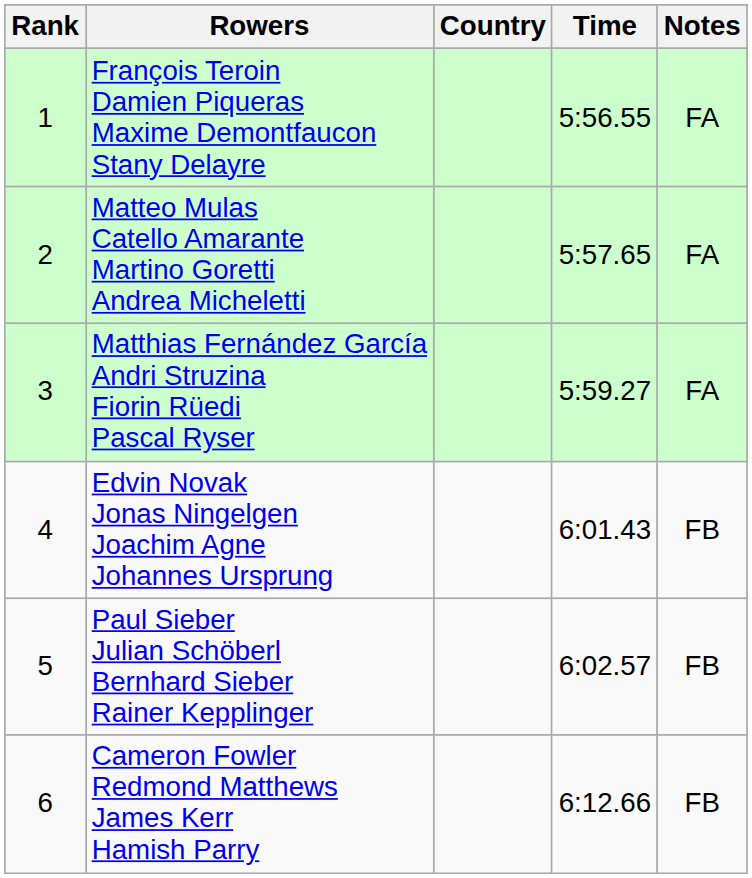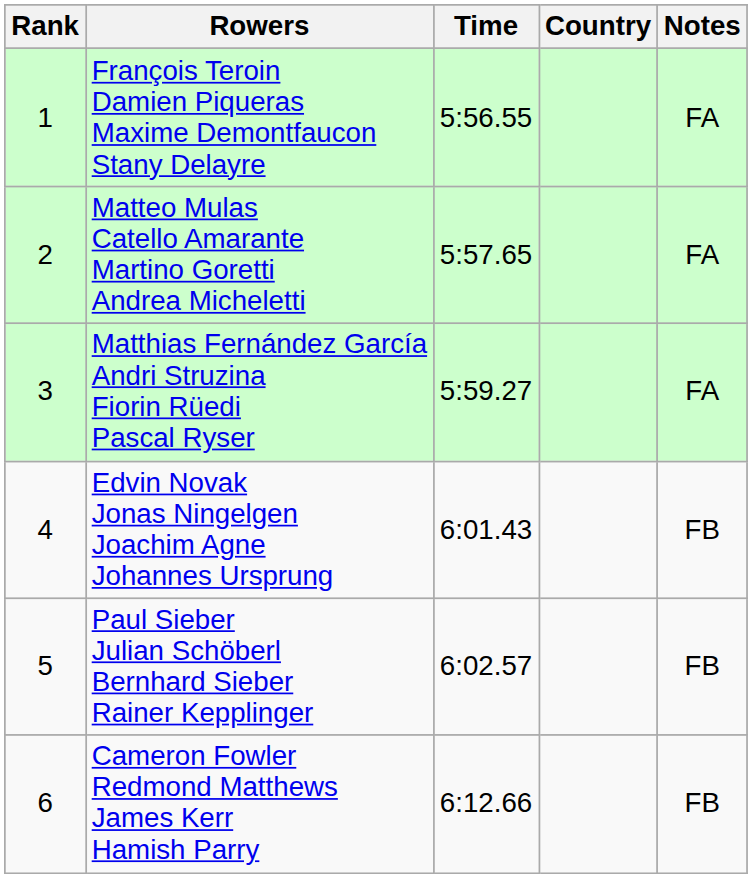columns swapped: (493, 26) <-> (605, 26)
